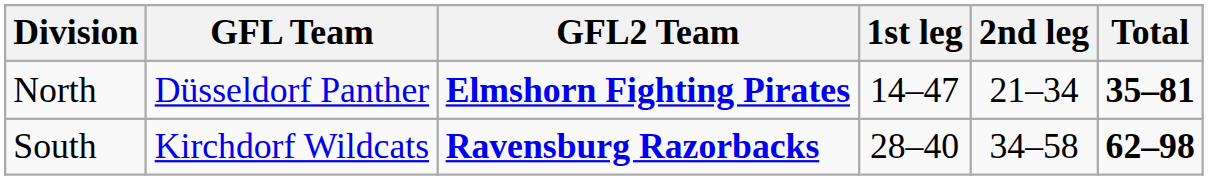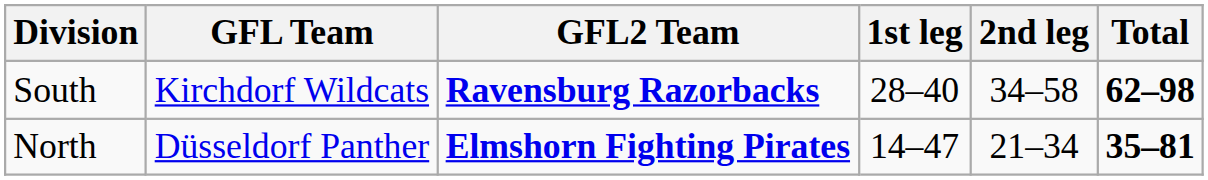rows swapped: (55, 89) <-> (55, 145)
